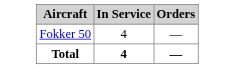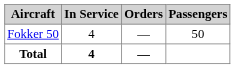+ column: (198, 14)
